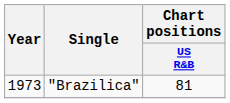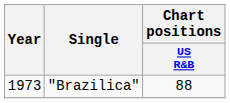(184, 86) 81 -> (184, 86) 88
